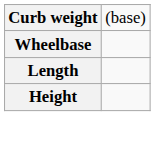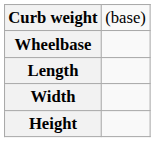+ row: (53, 96)
